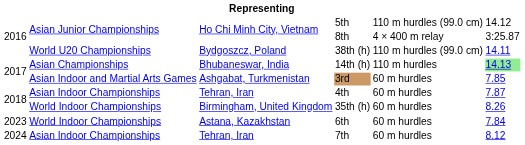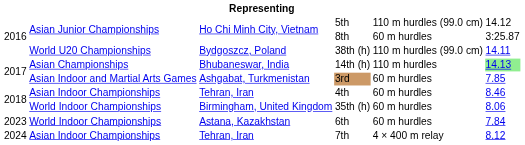(408, 37) 4 × 400 m relay -> (402, 37) 60 m hurdles
(495, 93) 7.87 -> (495, 93) 8.46
(495, 107) 8.26 -> (495, 107) 8.06
(402, 135) 60 m hurdles -> (408, 135) 4 × 400 m relay
